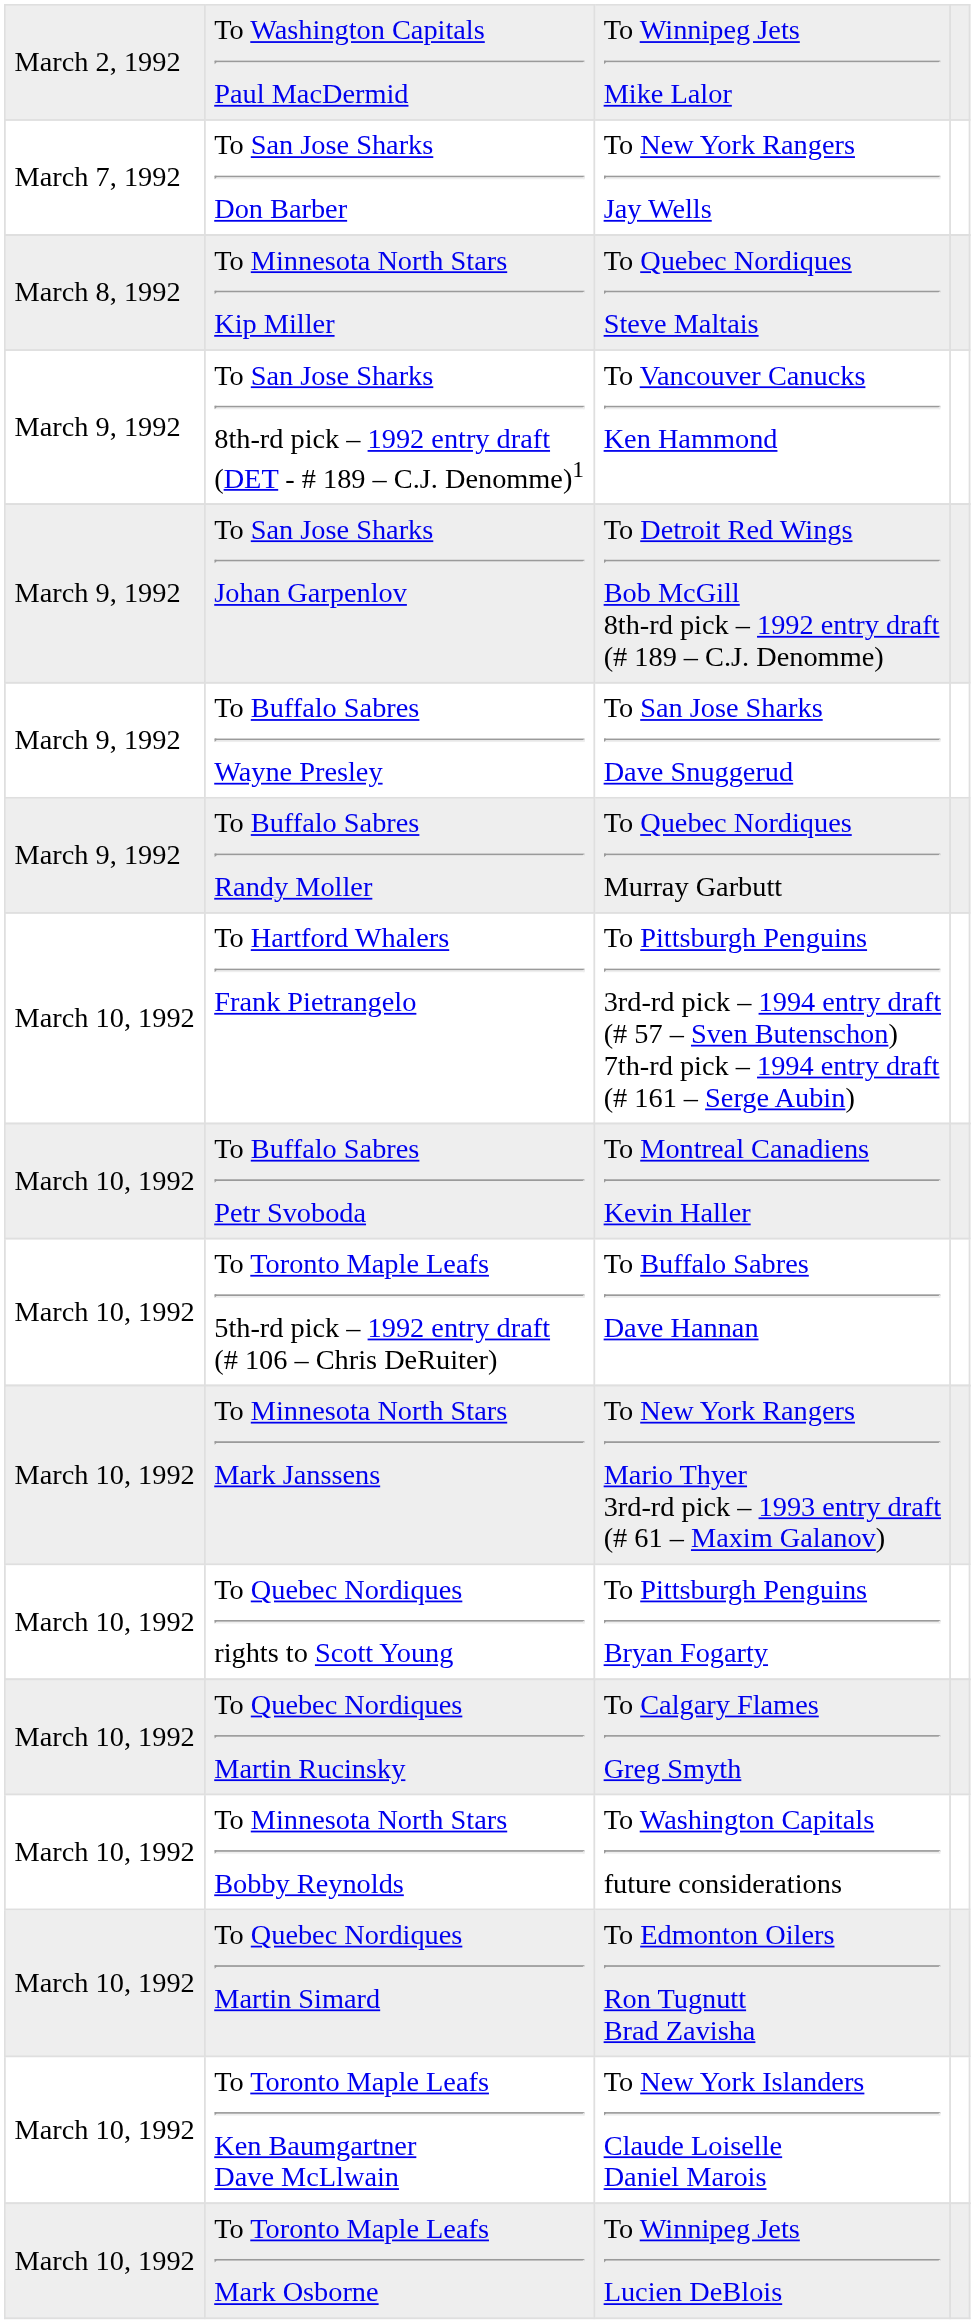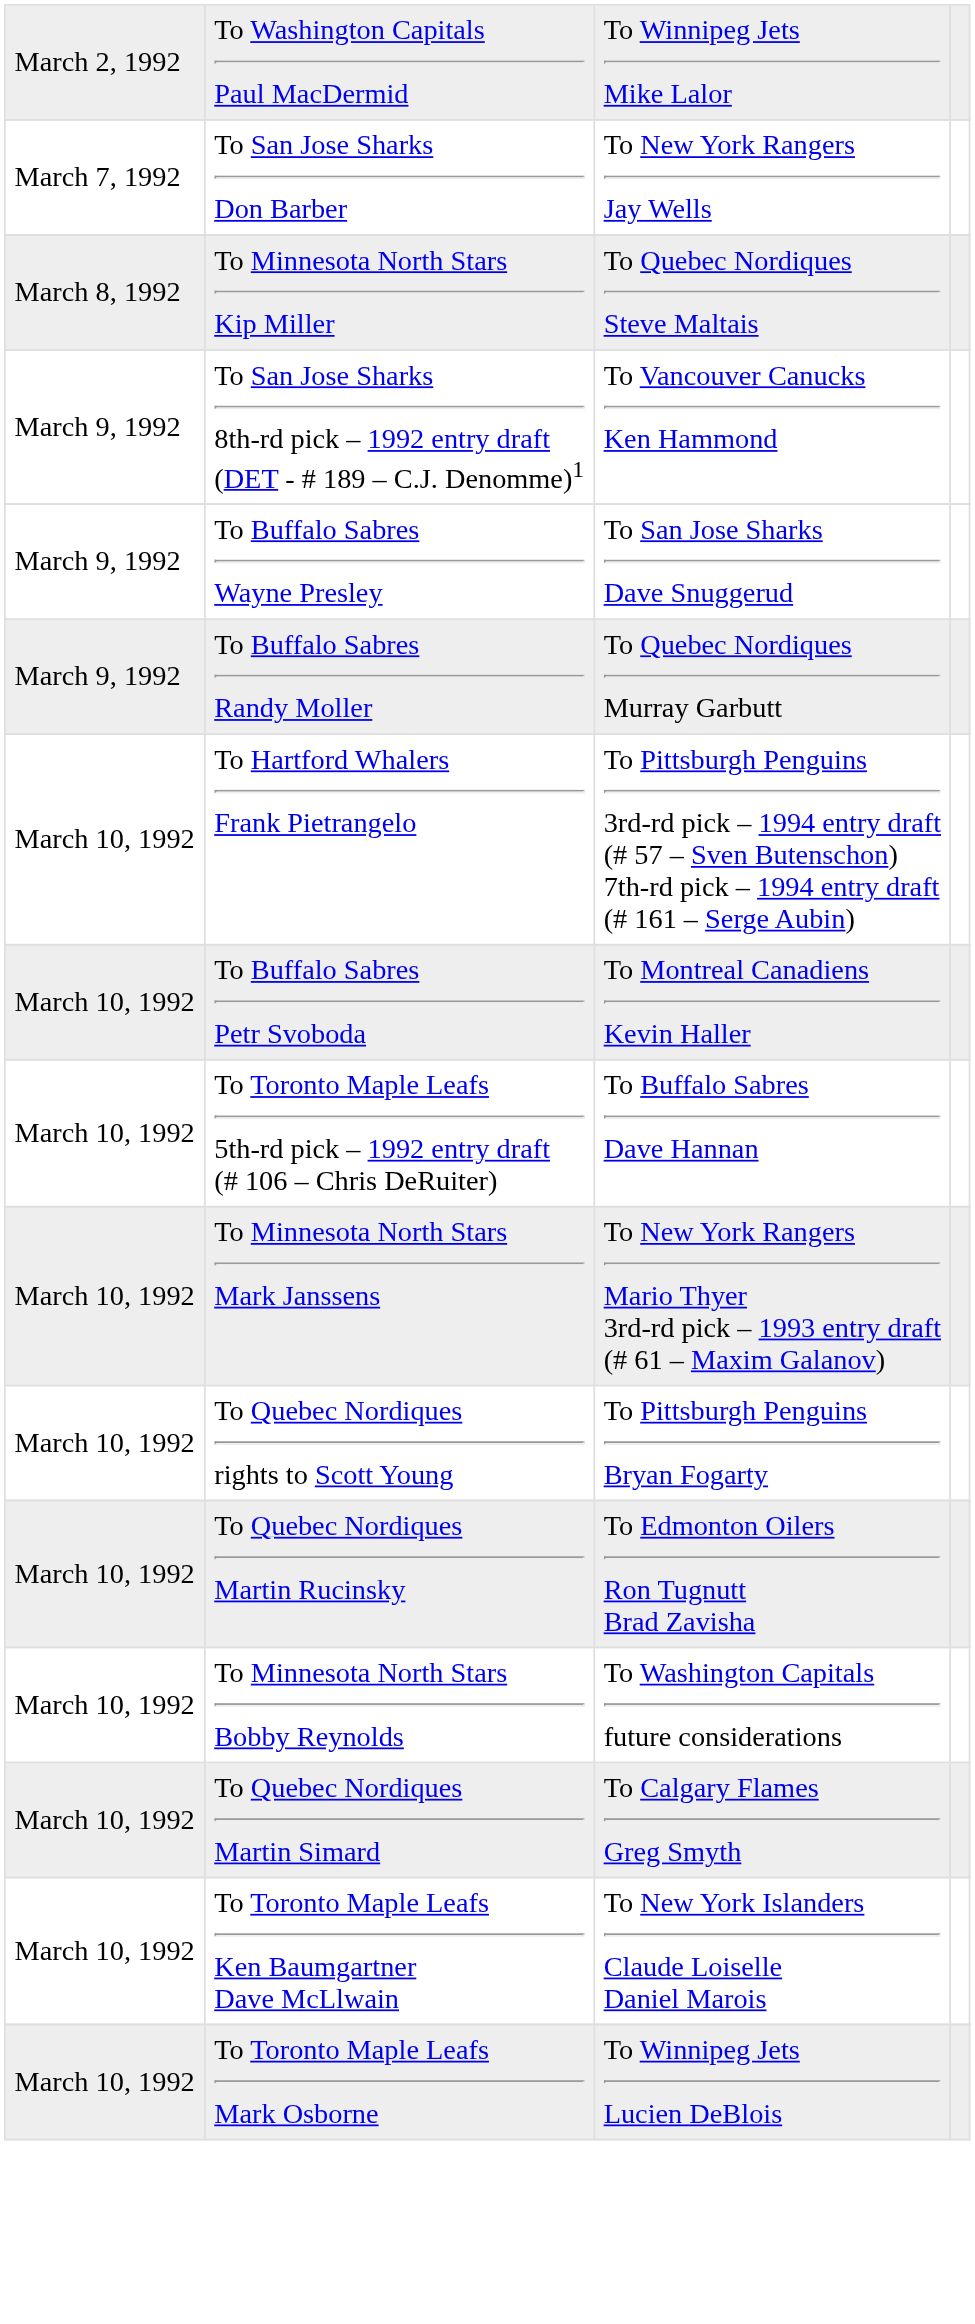- row: (399, 561)
(772, 1737) To Calgary Flames Greg Smyth -> (772, 1574) To Edmonton Oilers Ron Tugnutt Brad Zavisha
(772, 1983) To Edmonton Oilers Ron Tugnutt Brad Zavisha -> (772, 1820) To Calgary Flames Greg Smyth
